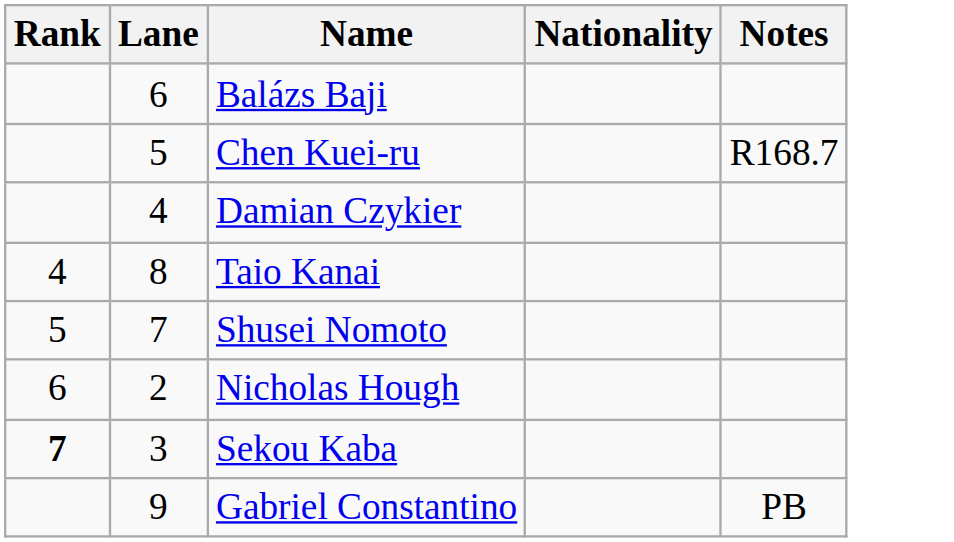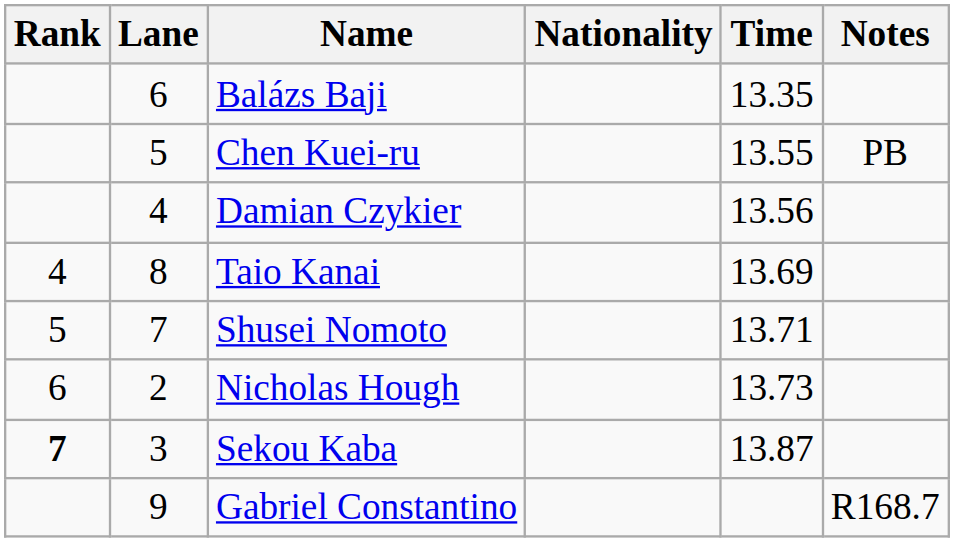+ column: (772, 34)
(784, 152) R168.7 -> (885, 152) PB
(784, 507) PB -> (885, 507) R168.7
